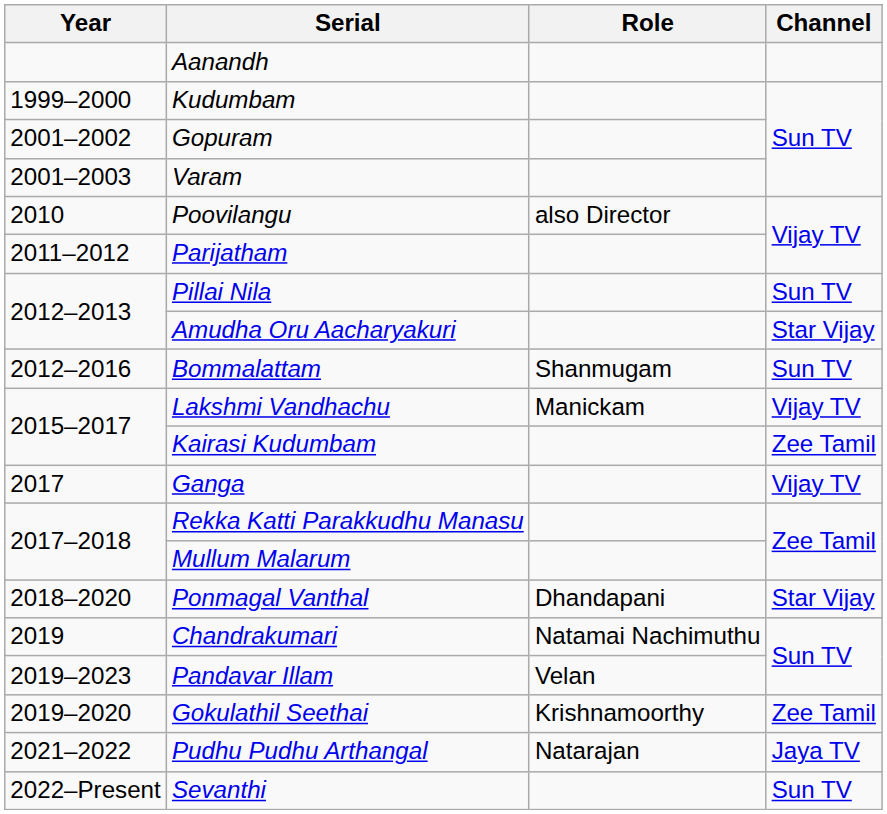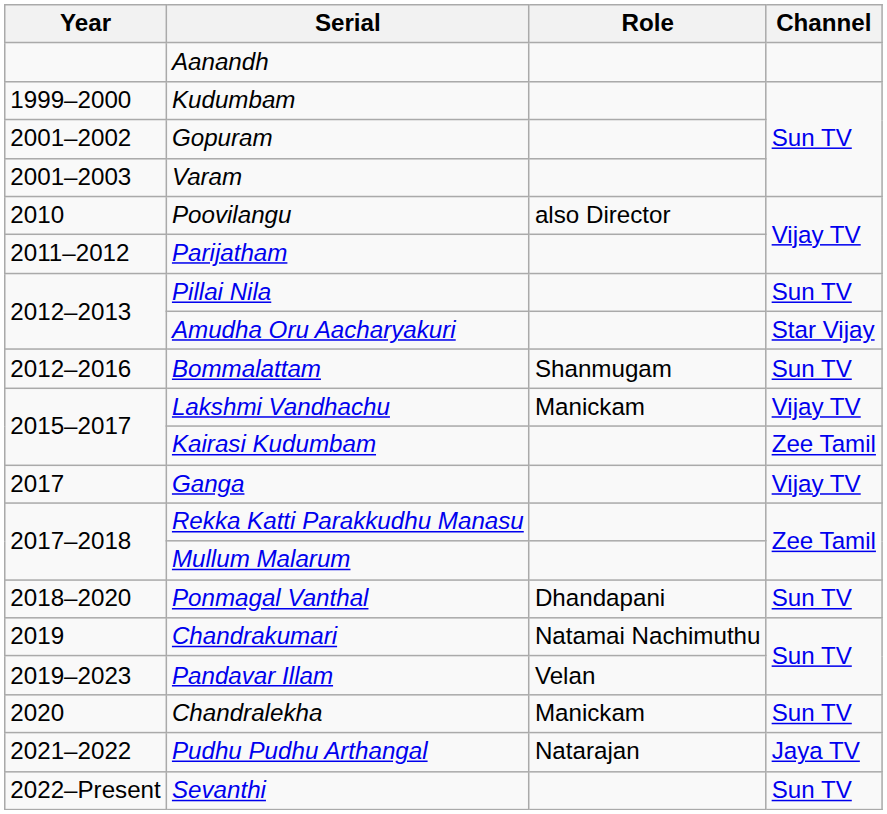(823, 598) Star Vijay -> (812, 598) Sun TV
- row: (270, 713)
+ row: (247, 713)
